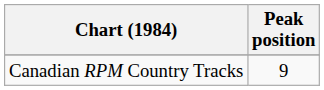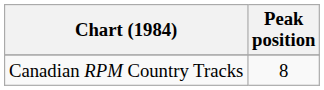(284, 70) 9 -> (284, 70) 8
